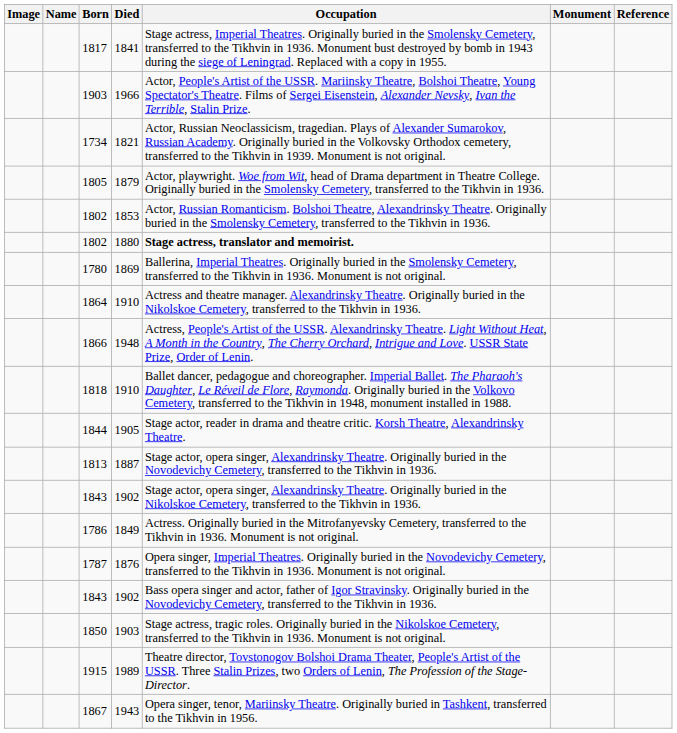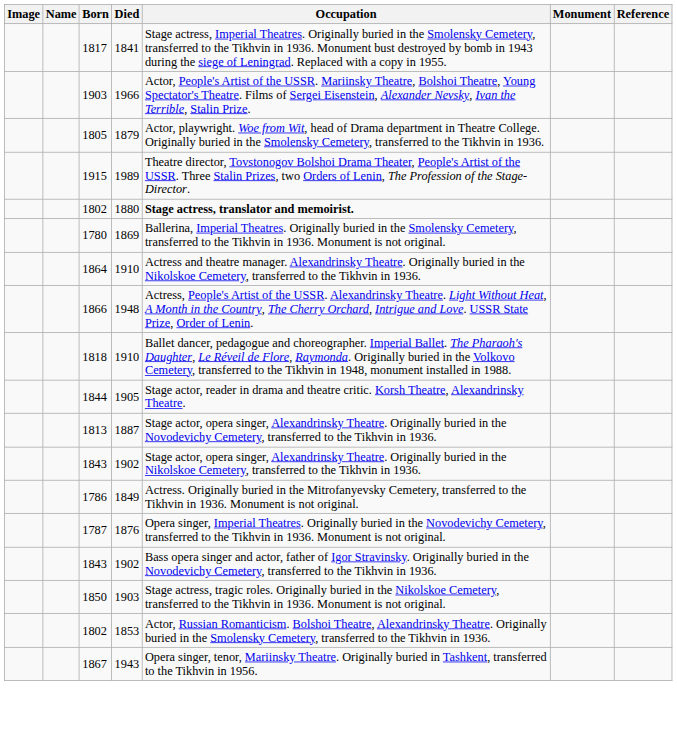- row: (95, 142)
rows swapped: (95, 215) <-> (95, 670)
